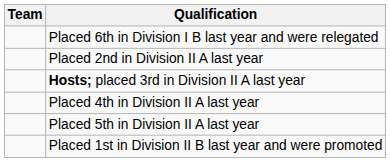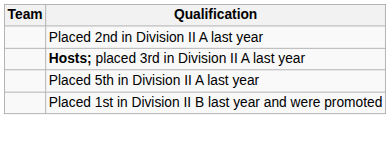- row: (214, 37)
- row: (154, 102)
